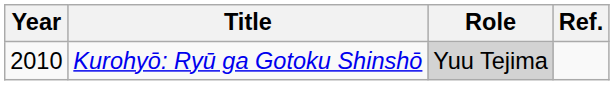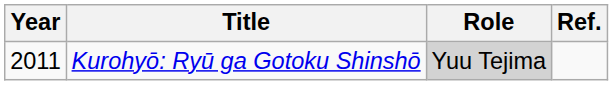(36, 60) 2010 -> (35, 60) 2011
